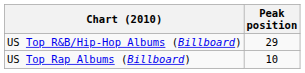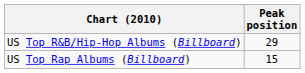(272, 59) 10 -> (272, 59) 15
